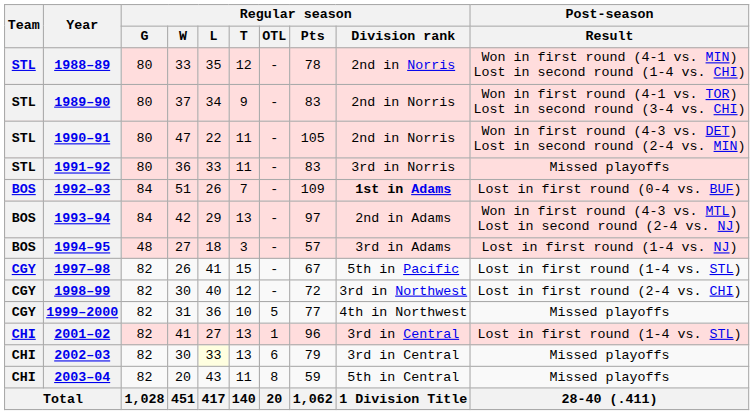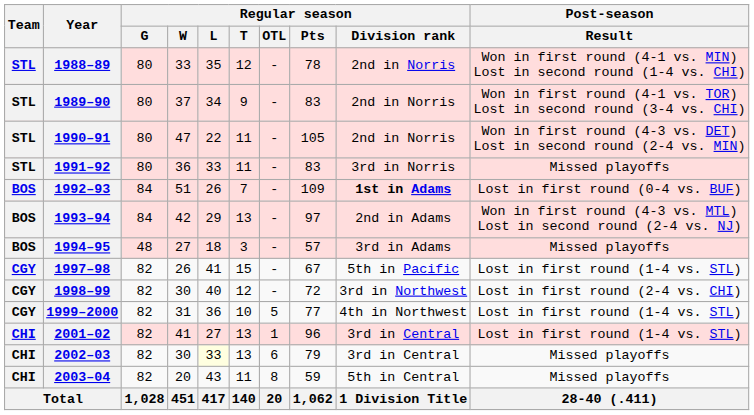(610, 248) Lost in first round (1-4 vs. NJ) -> (610, 248) Missed playoffs
(610, 313) Missed playoffs -> (610, 313) Lost in first round (1-4 vs. STL)
